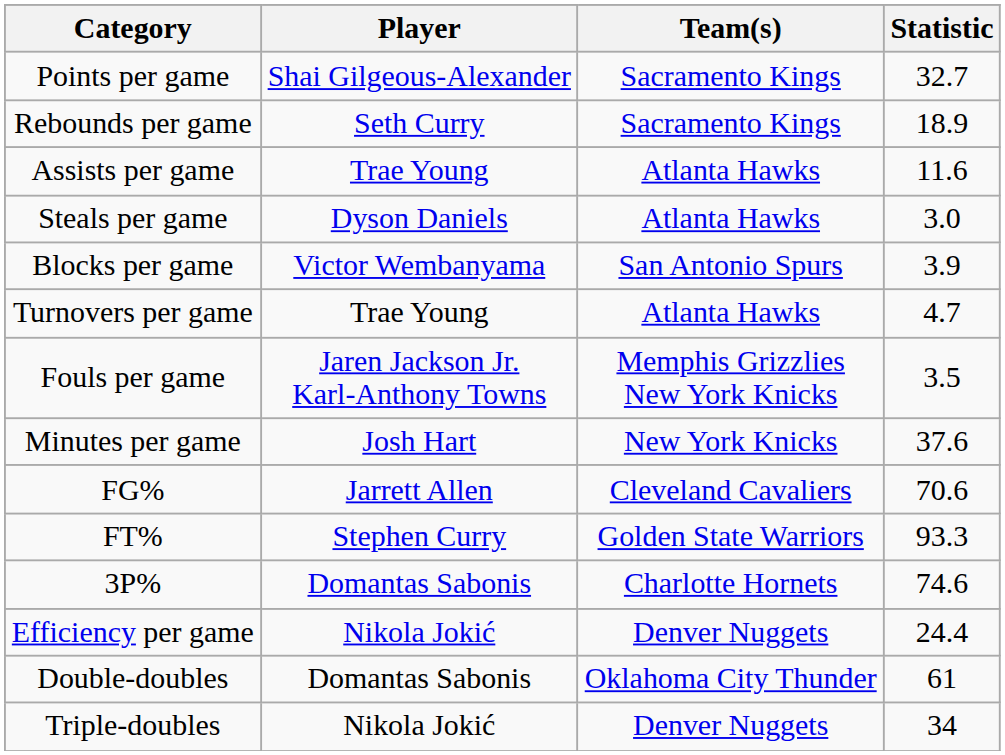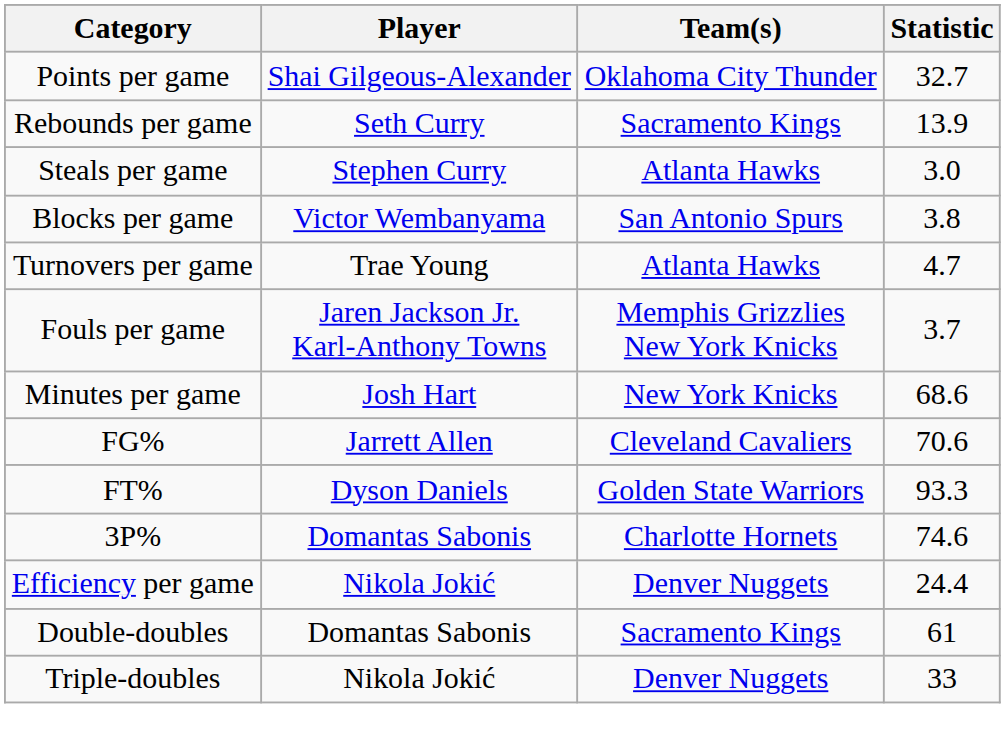(731, 75) Sacramento Kings -> (731, 75) Oklahoma City Thunder
(942, 123) 18.9 -> (942, 123) 13.9
- row: (133, 170)
(419, 218) Dyson Daniels -> (419, 170) Stephen Curry
(942, 265) 3.9 -> (942, 218) 3.8
(942, 377) 3.5 -> (942, 329) 3.7
(942, 441) 37.6 -> (942, 394) 68.6
(419, 536) Stephen Curry -> (419, 488) Dyson Daniels
(731, 678) Oklahoma City Thunder -> (731, 631) Sacramento Kings
(942, 726) 34 -> (942, 678) 33
